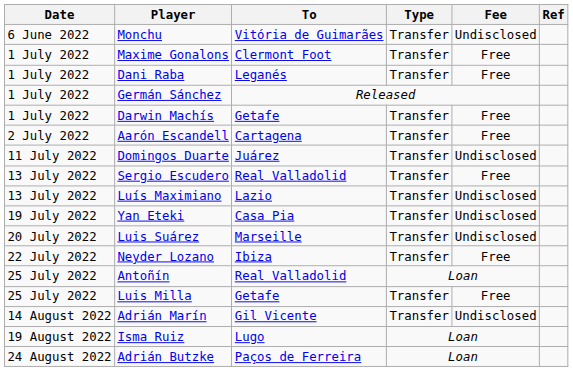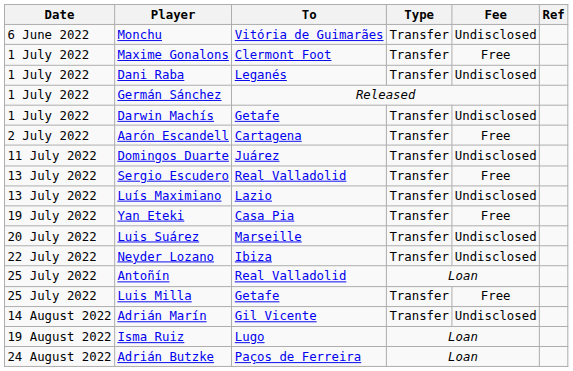(496, 75) Free -> (496, 75) Undisclosed
(496, 115) Free -> (496, 115) Undisclosed
(496, 216) Undisclosed -> (496, 216) Free
(496, 256) Free -> (496, 256) Undisclosed
